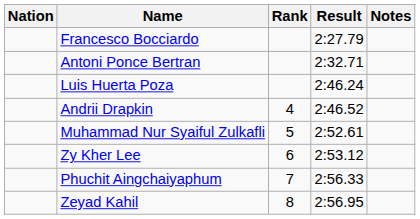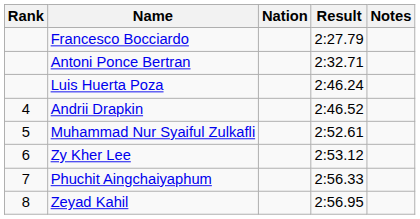columns swapped: (290, 16) <-> (31, 16)
